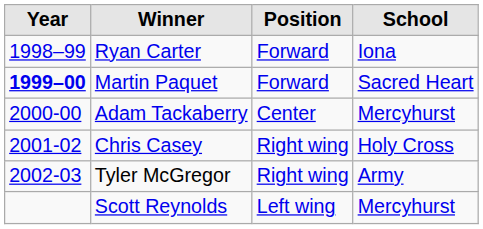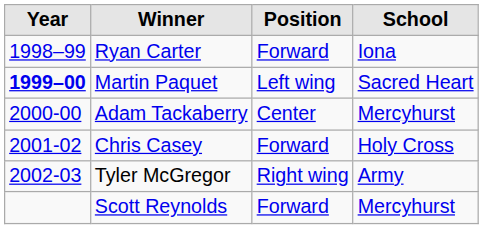(293, 82) Forward -> (296, 82) Left wing
(303, 144) Right wing -> (293, 144) Forward
(296, 207) Left wing -> (293, 207) Forward
